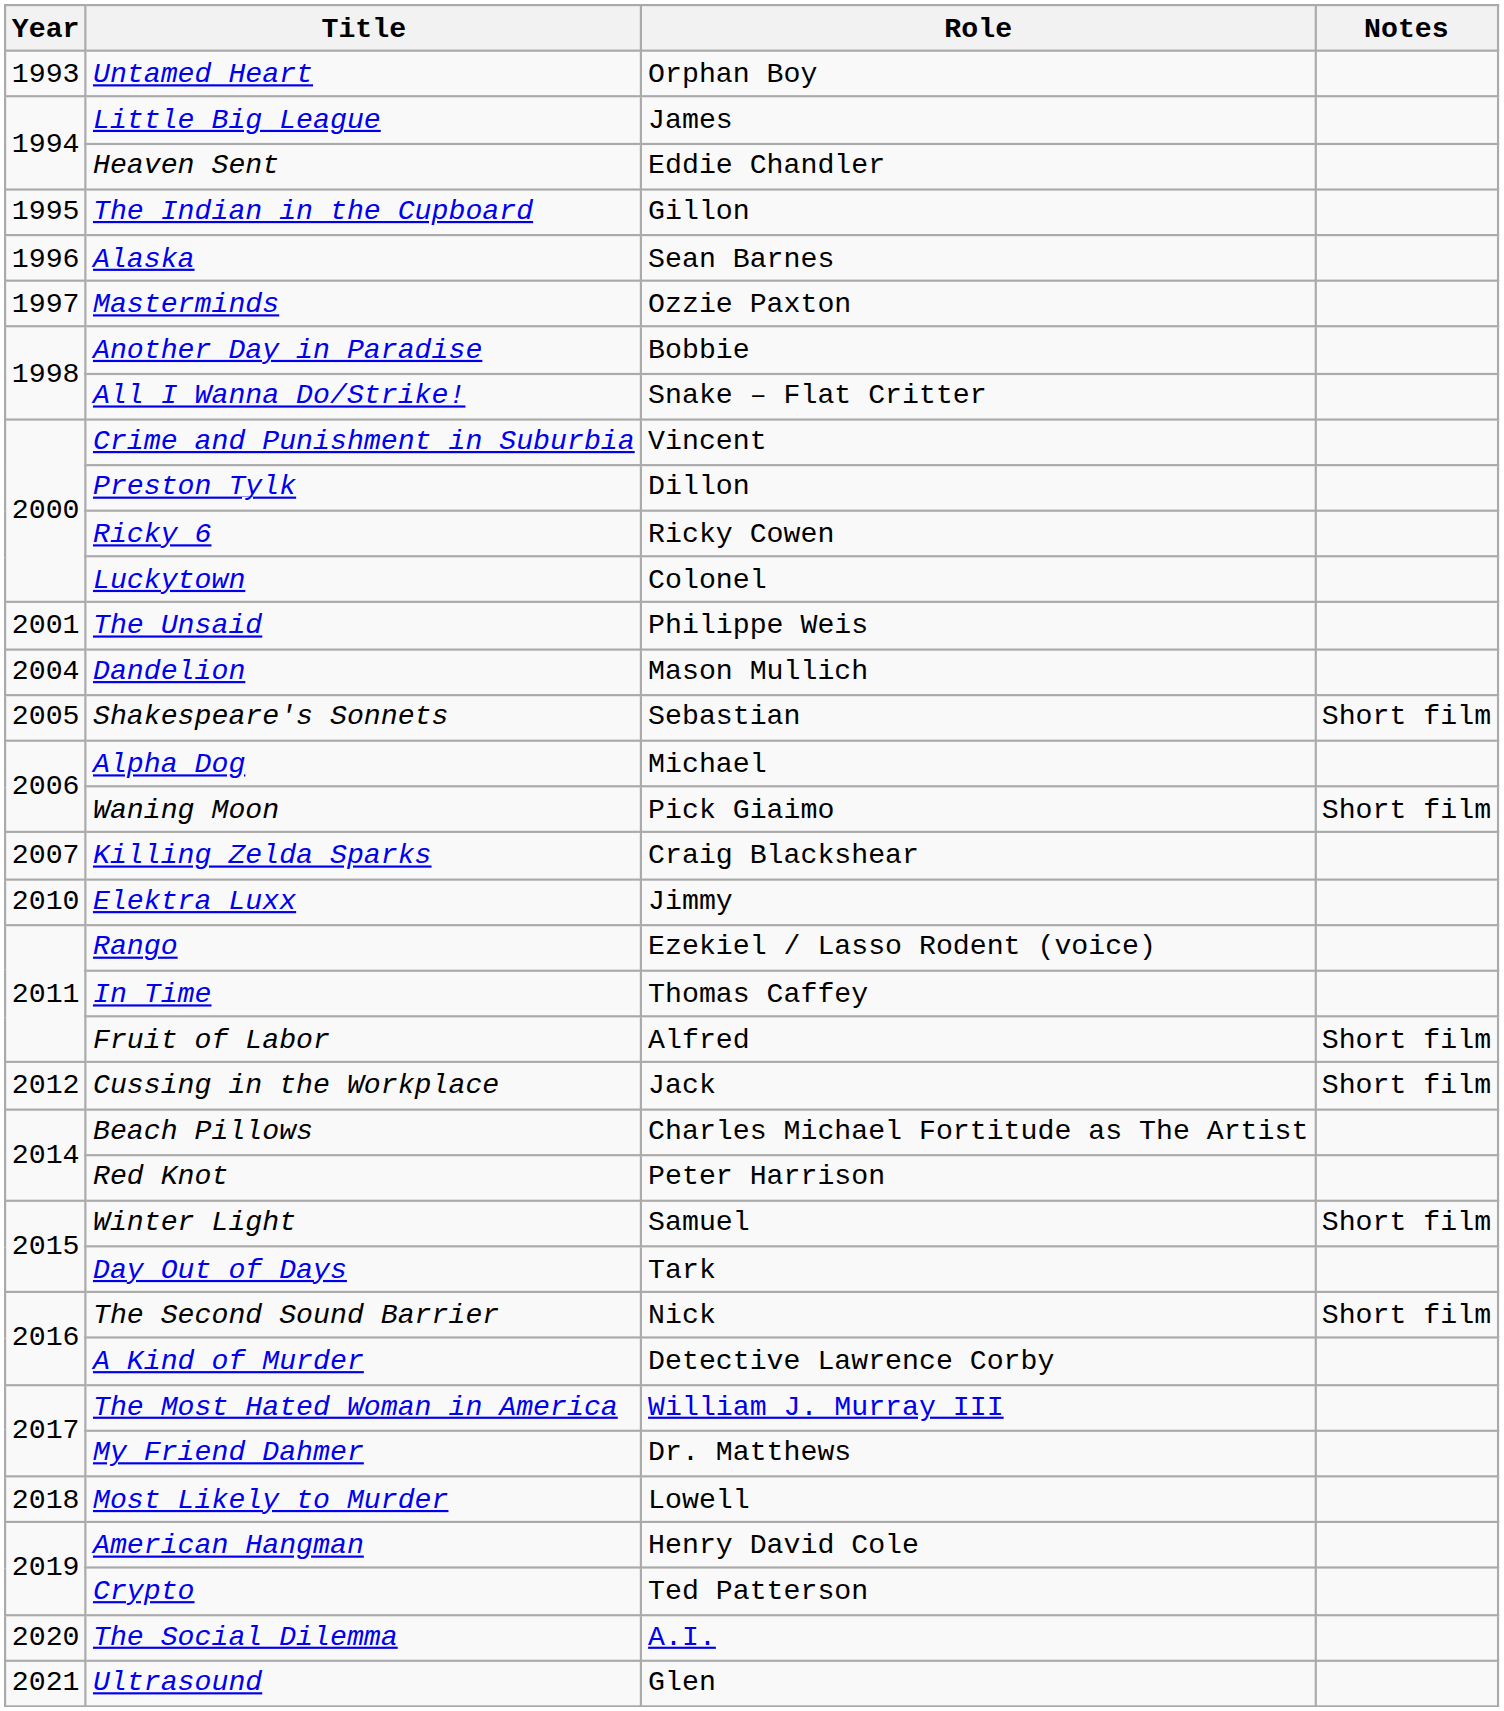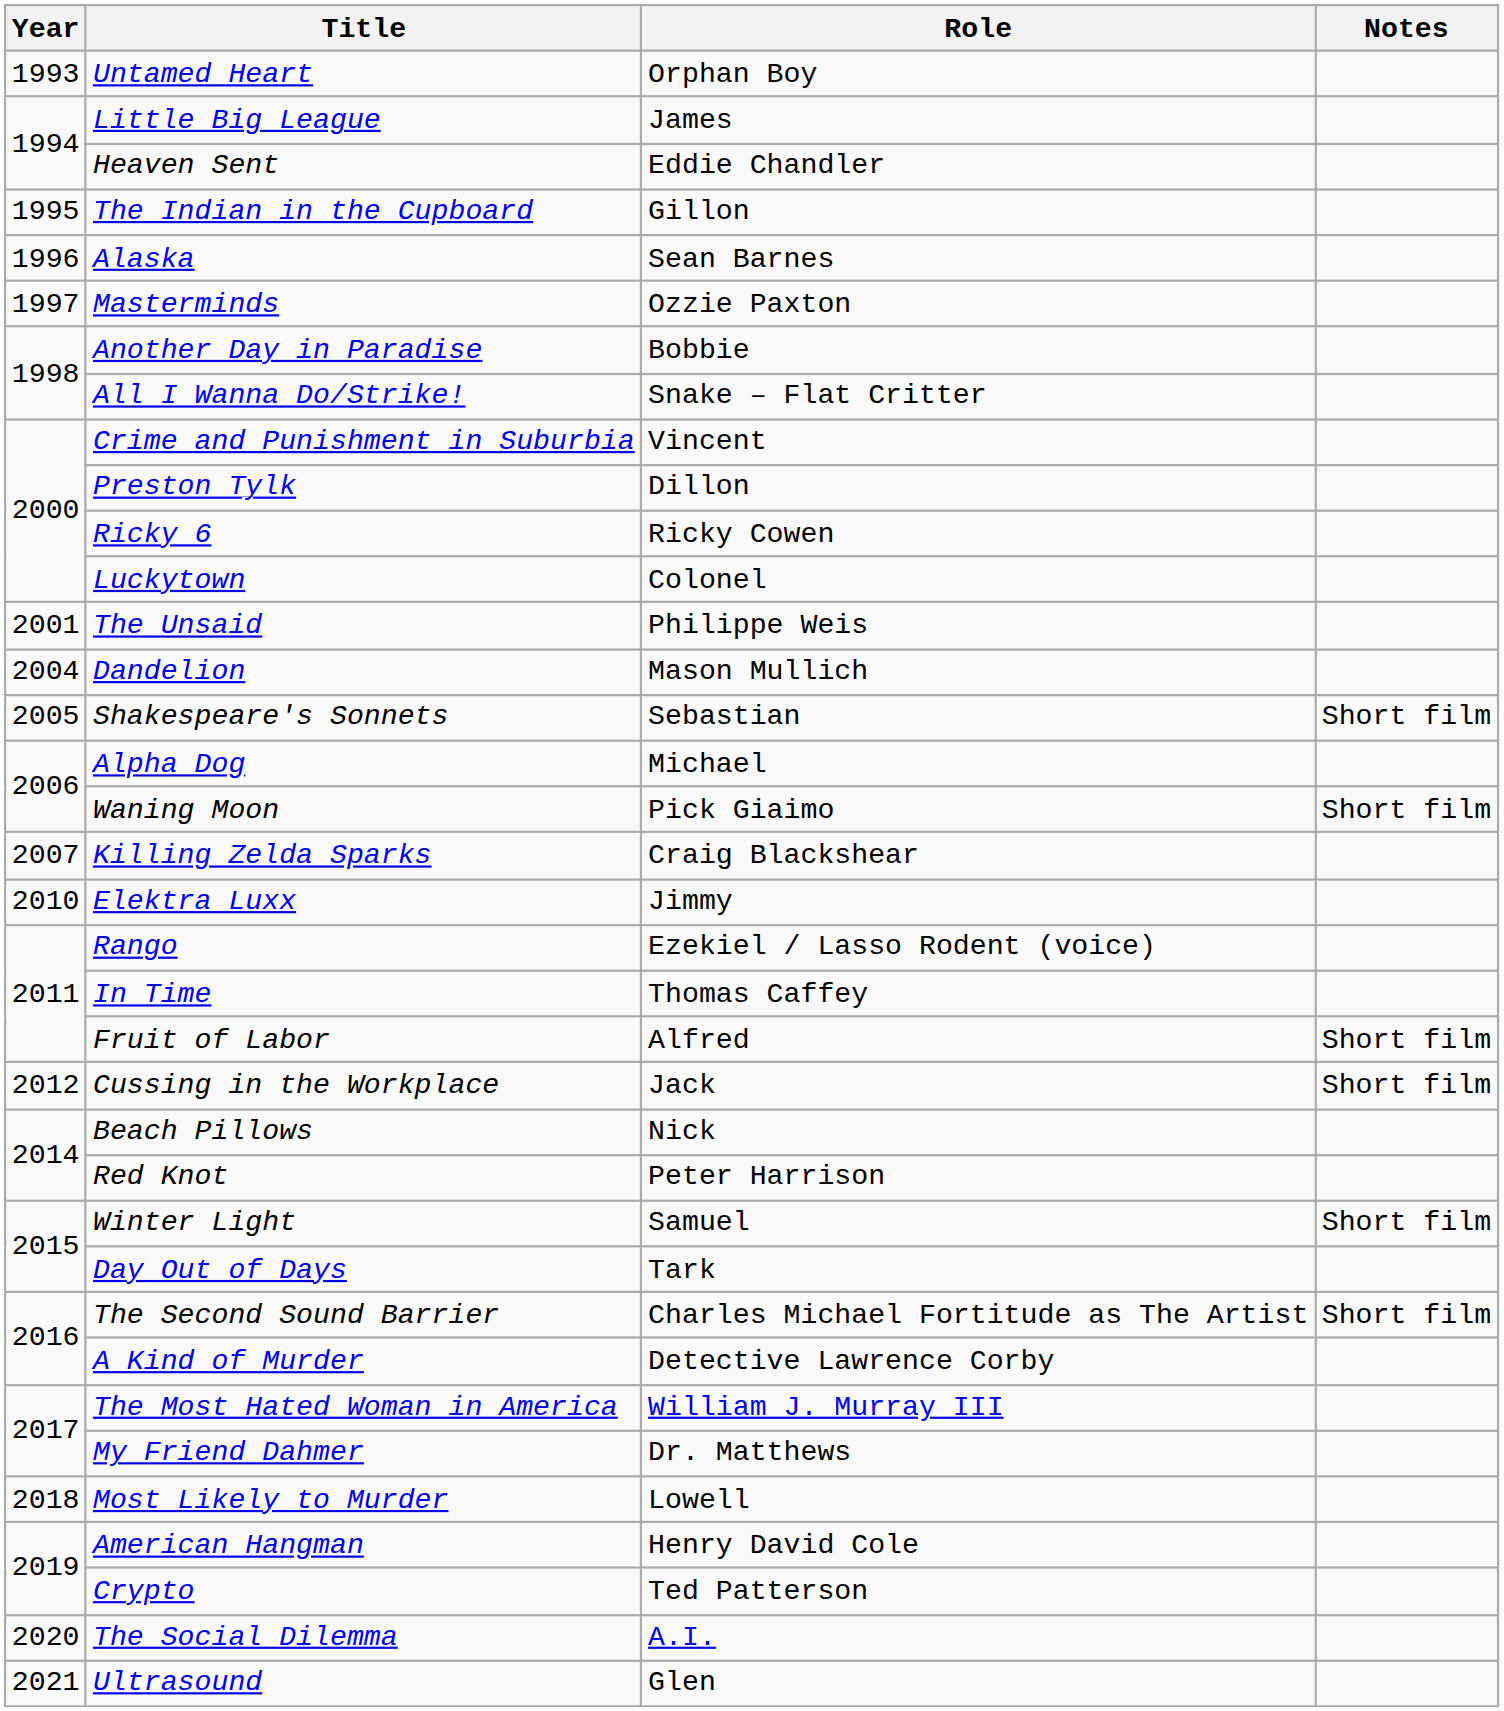(978, 1132) Charles Michael Fortitude as The Artist -> (682, 1132) Nick
(682, 1315) Nick -> (978, 1315) Charles Michael Fortitude as The Artist
